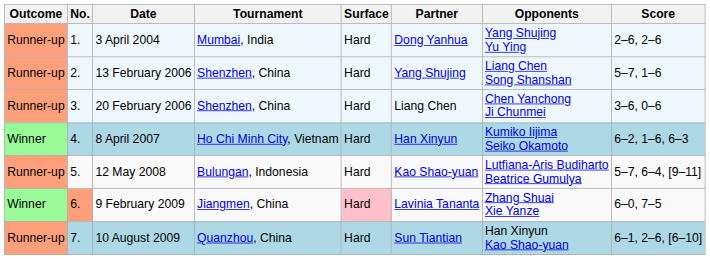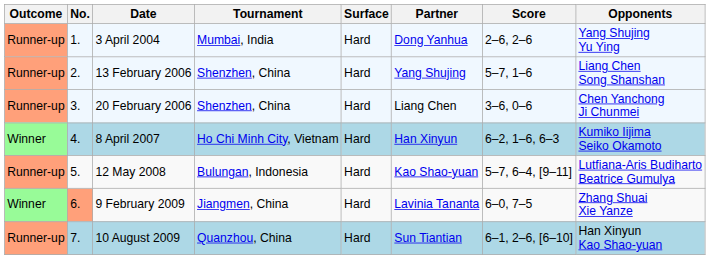columns swapped: (547, 14) <-> (658, 14)
(357, 205) pink background -> (357, 205) no background
